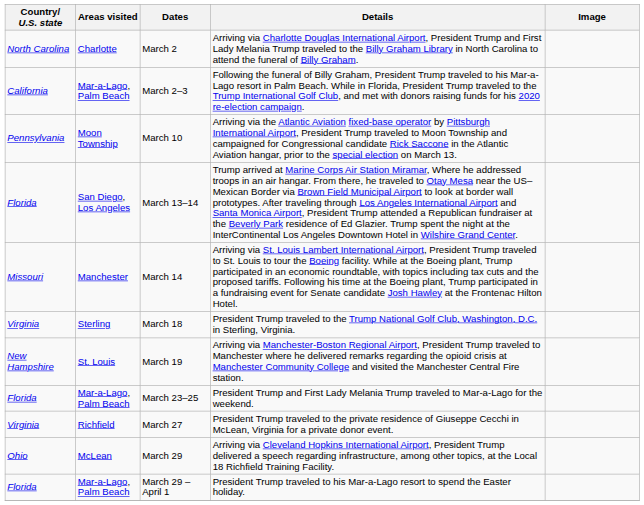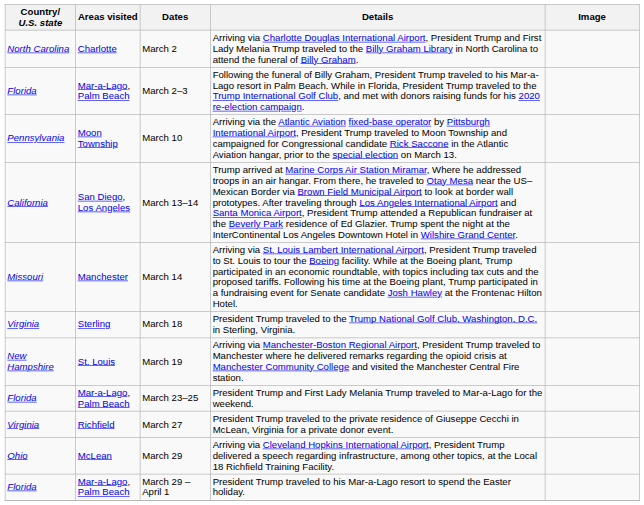(28, 91) California -> (22, 91) Florida
(22, 202) Florida -> (28, 202) California
